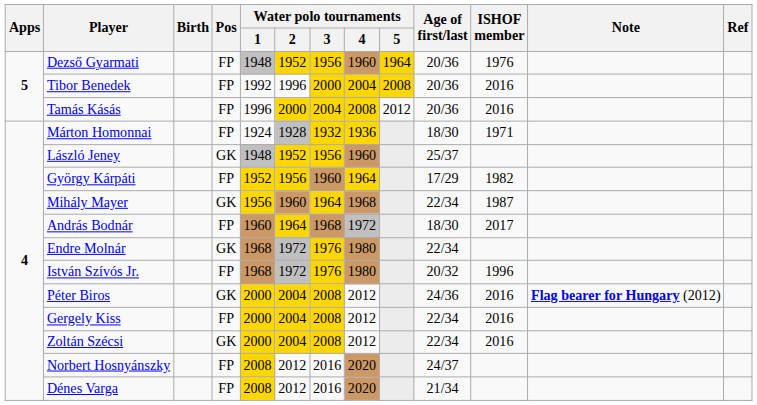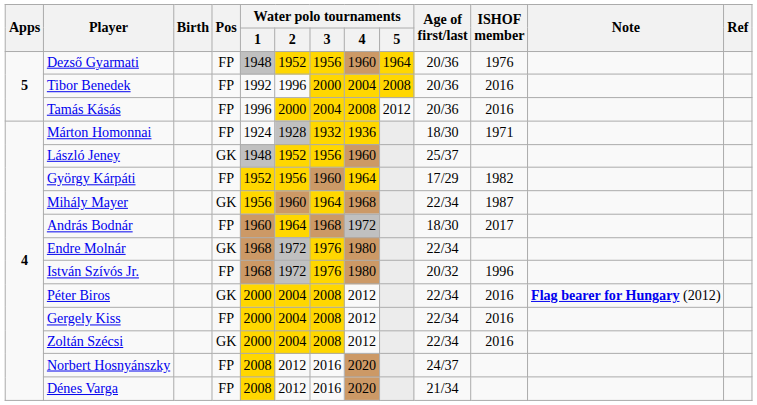(443, 295) 24/36 -> (443, 295) 22/34
